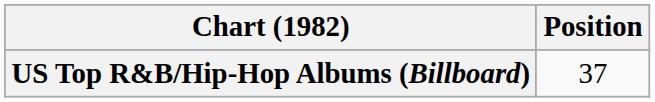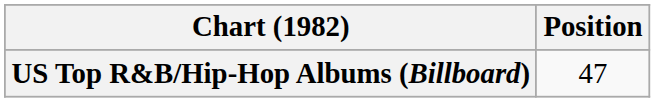(593, 73) 37 -> (593, 73) 47
